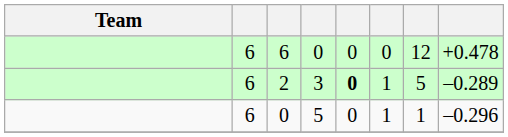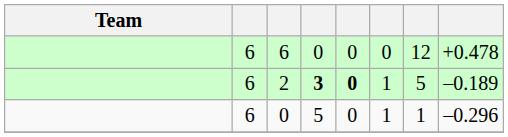(318, 83) normal -> (318, 83) bold
(471, 83) –0.289 -> (471, 83) –0.189
